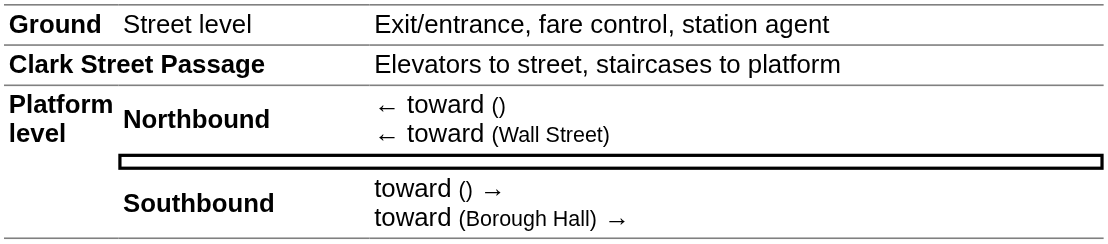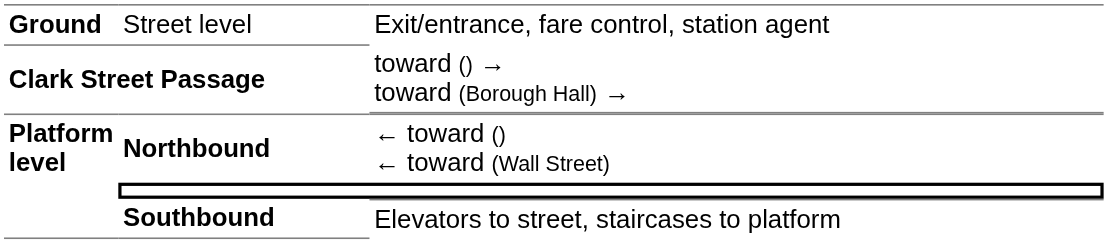(608, 64) Elevators to street, staircases to platform -> (502, 77) toward () → toward (Borough Hall) →
(502, 203) toward () → toward (Borough Hall) → -> (608, 219) Elevators to street, staircases to platform
